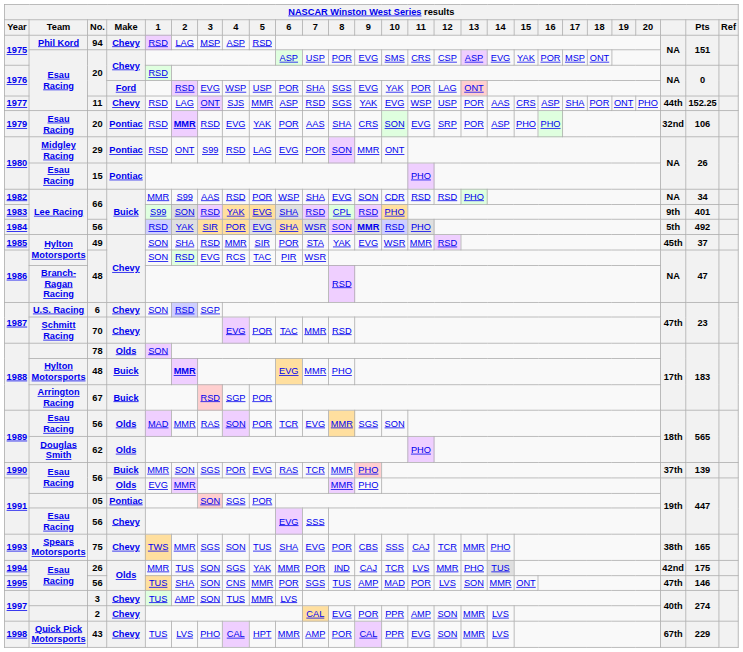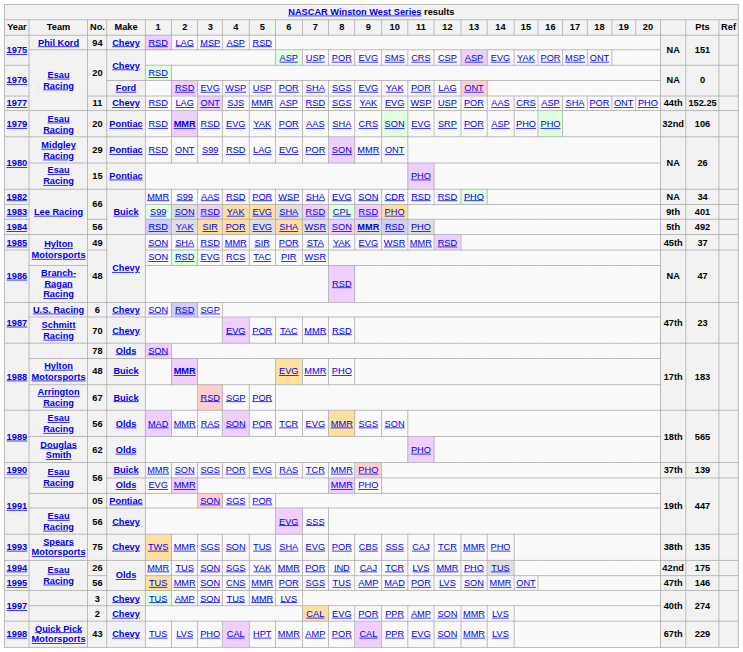(703, 547) 165 -> (703, 547) 135
(185, 583) SHA -> (185, 583) MMR
